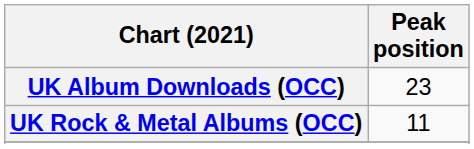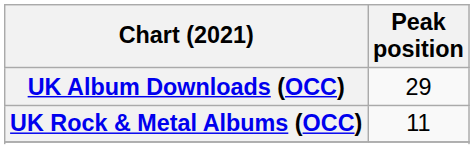(418, 86) 23 -> (418, 86) 29
